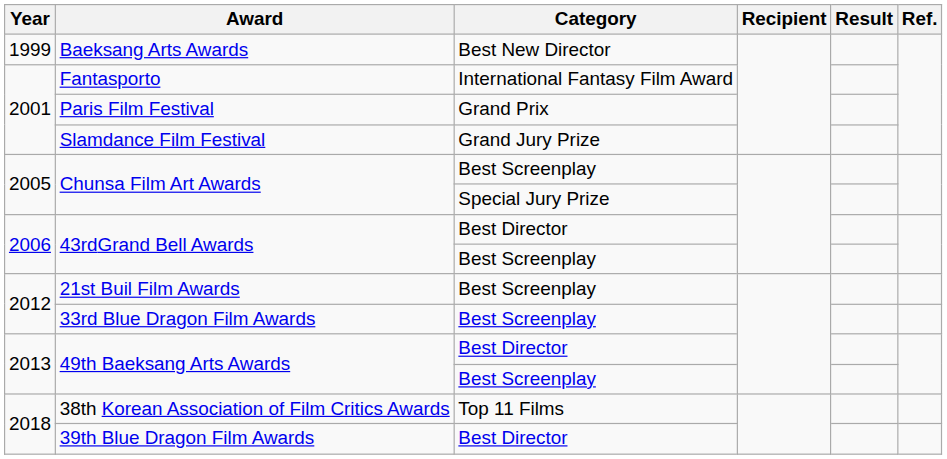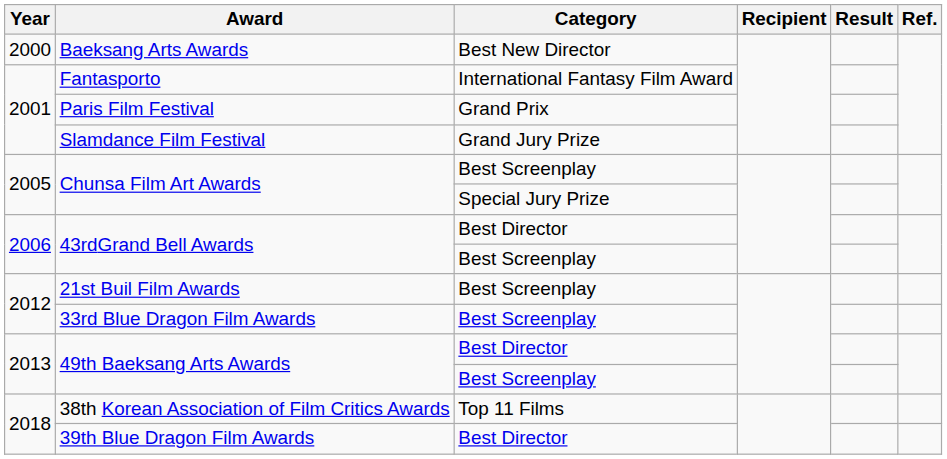(30, 49) 1999 -> (30, 49) 2000
